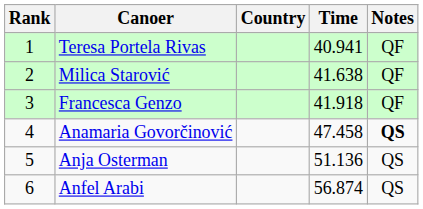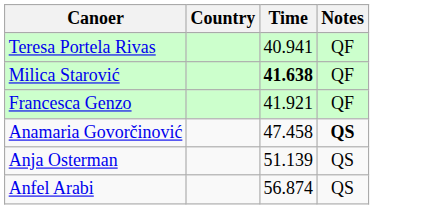- column: (30, 18)
(338, 75) normal -> (288, 75) bold
(338, 103) 41.918 -> (288, 103) 41.921
(338, 160) 51.136 -> (288, 160) 51.139
